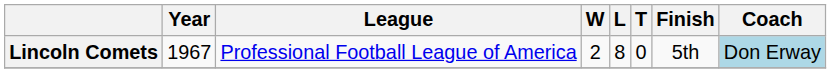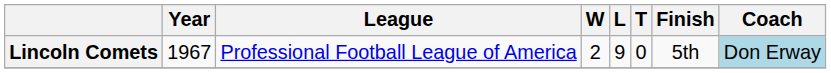(620, 51) 8 -> (620, 51) 9
